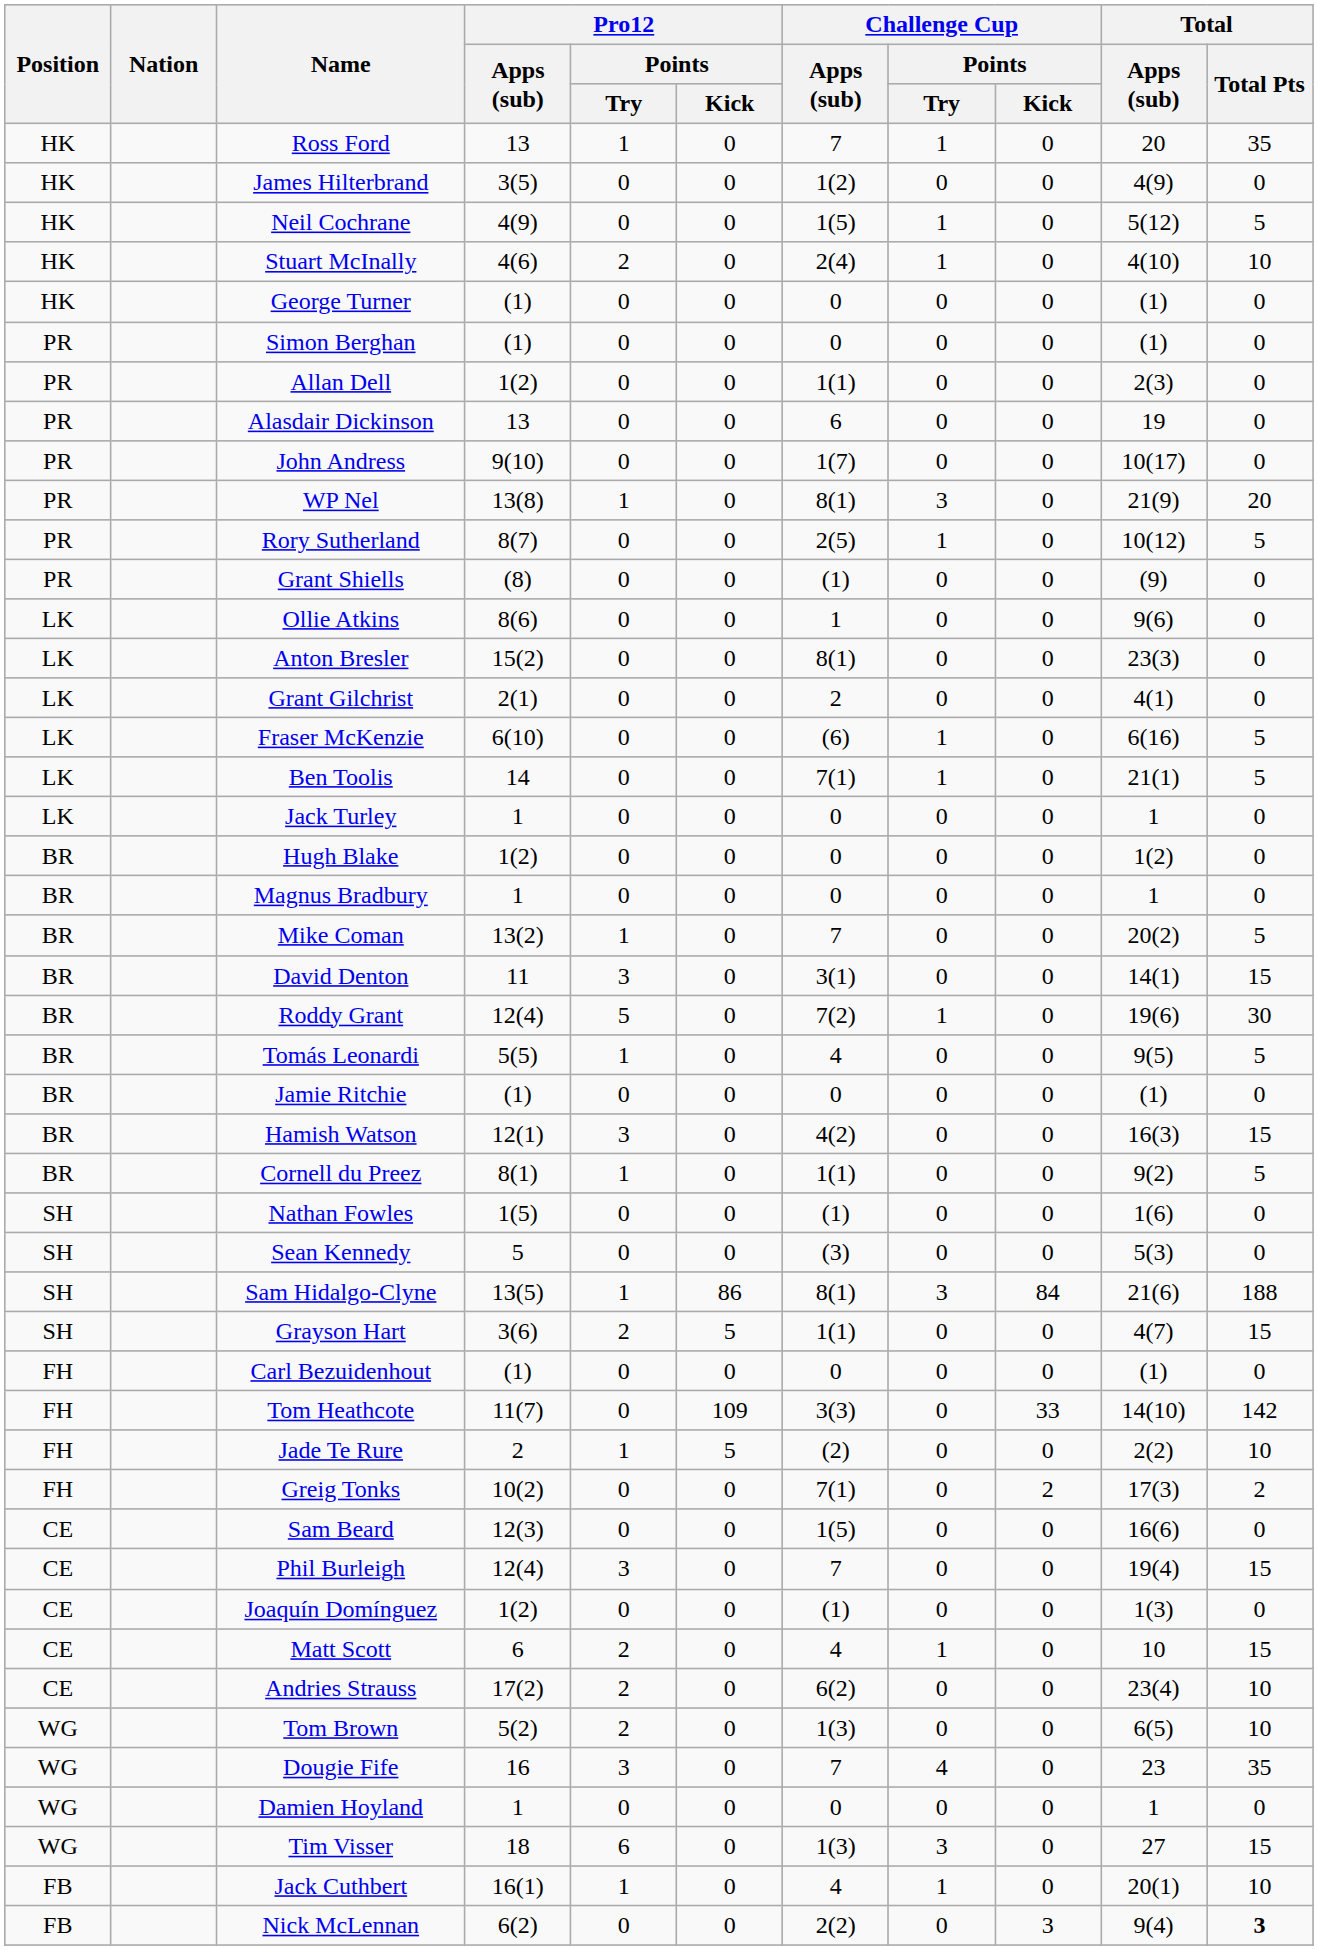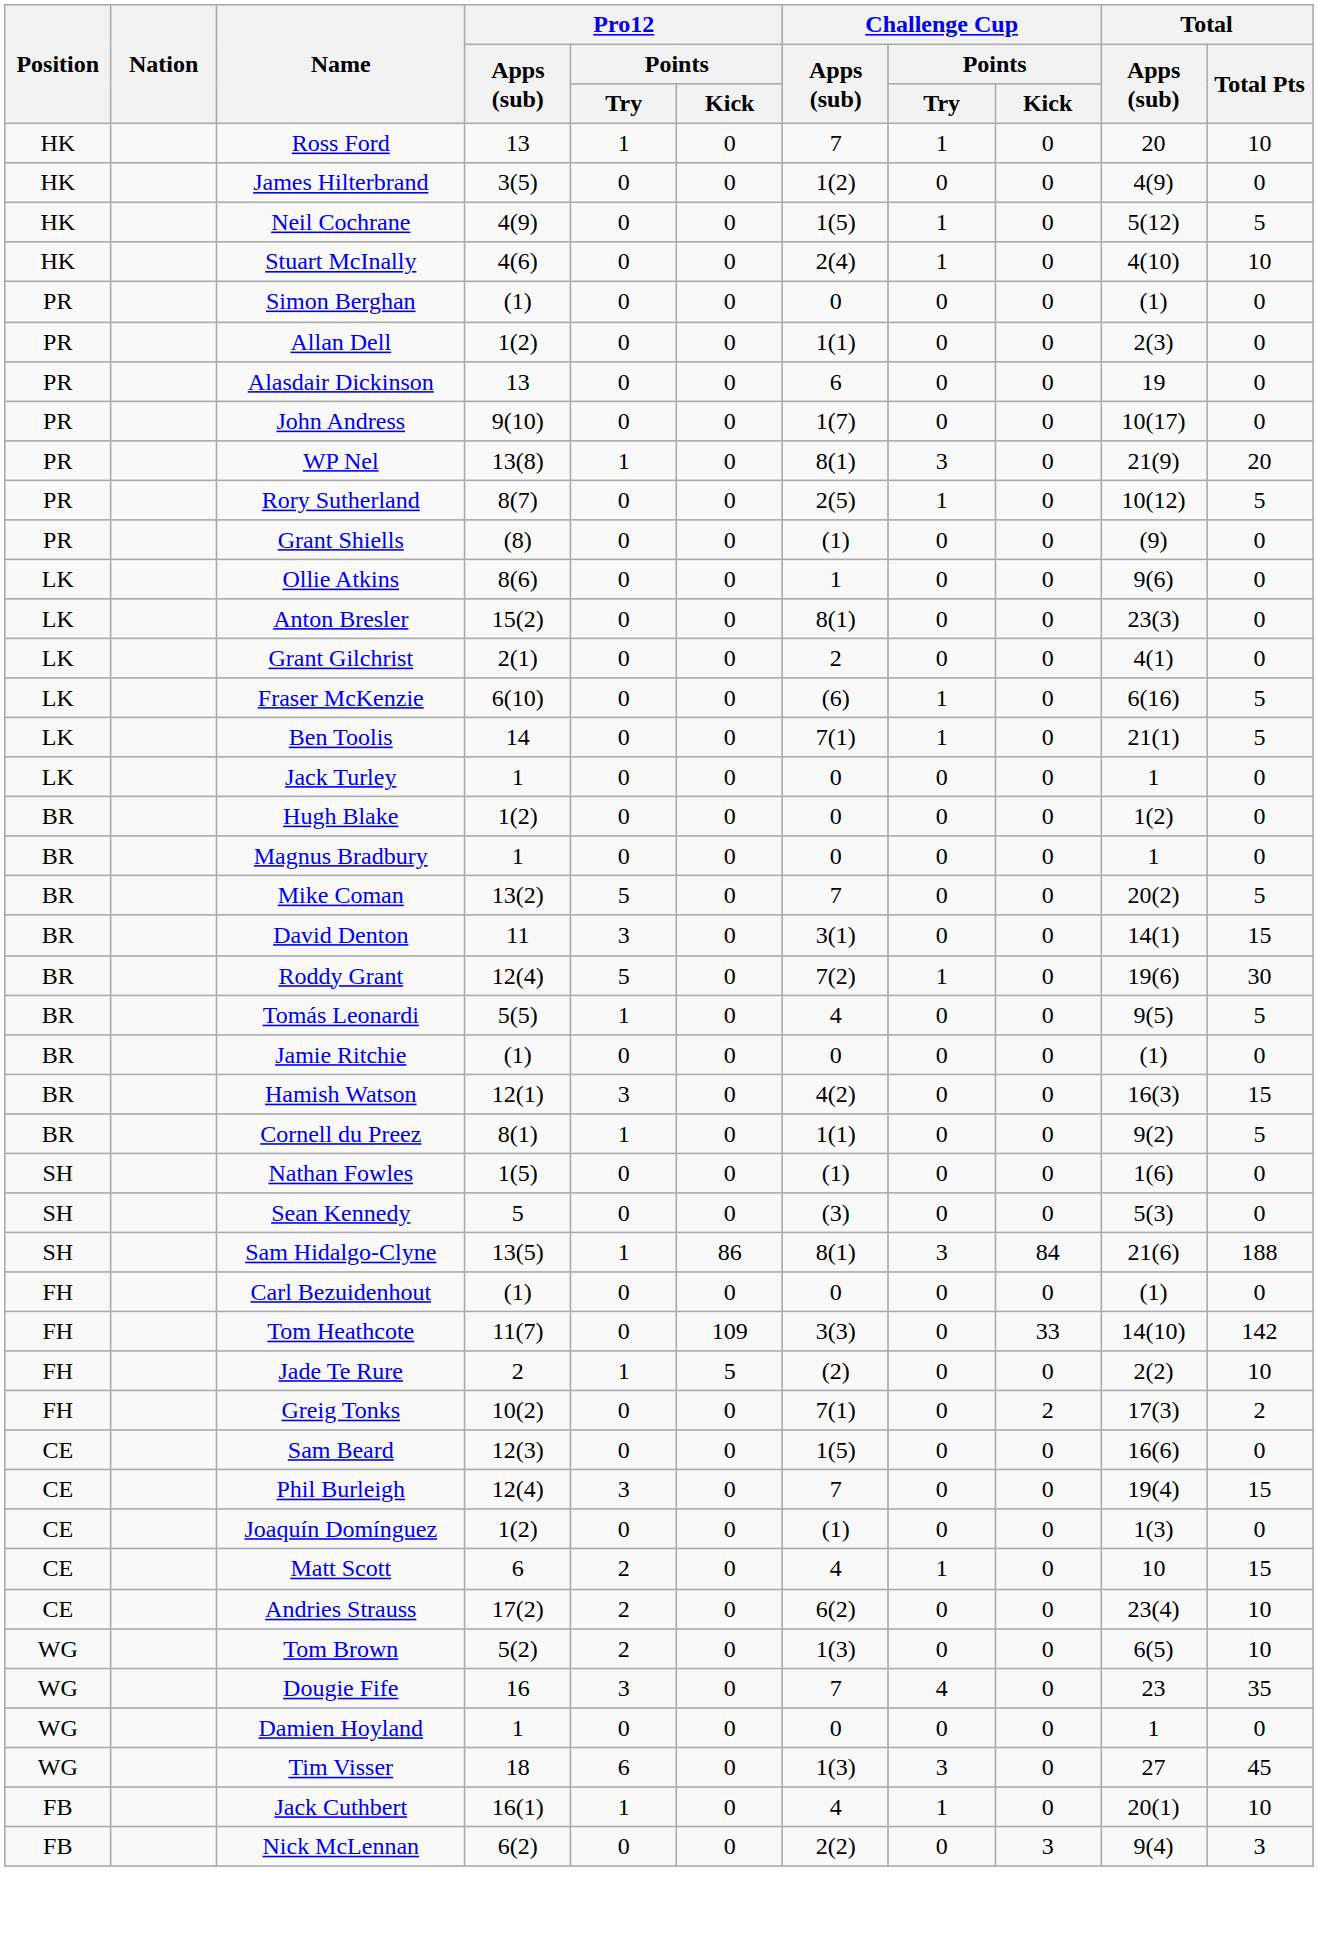(1260, 143) 35 -> (1260, 143) 10
(624, 262) 2 -> (624, 262) 0
- row: (341, 301)
(624, 935) 1 -> (624, 895) 5
- row: (341, 1331)
(1260, 1846) 15 -> (1260, 1766) 45
(1260, 1925) bold -> (1260, 1846) normal
